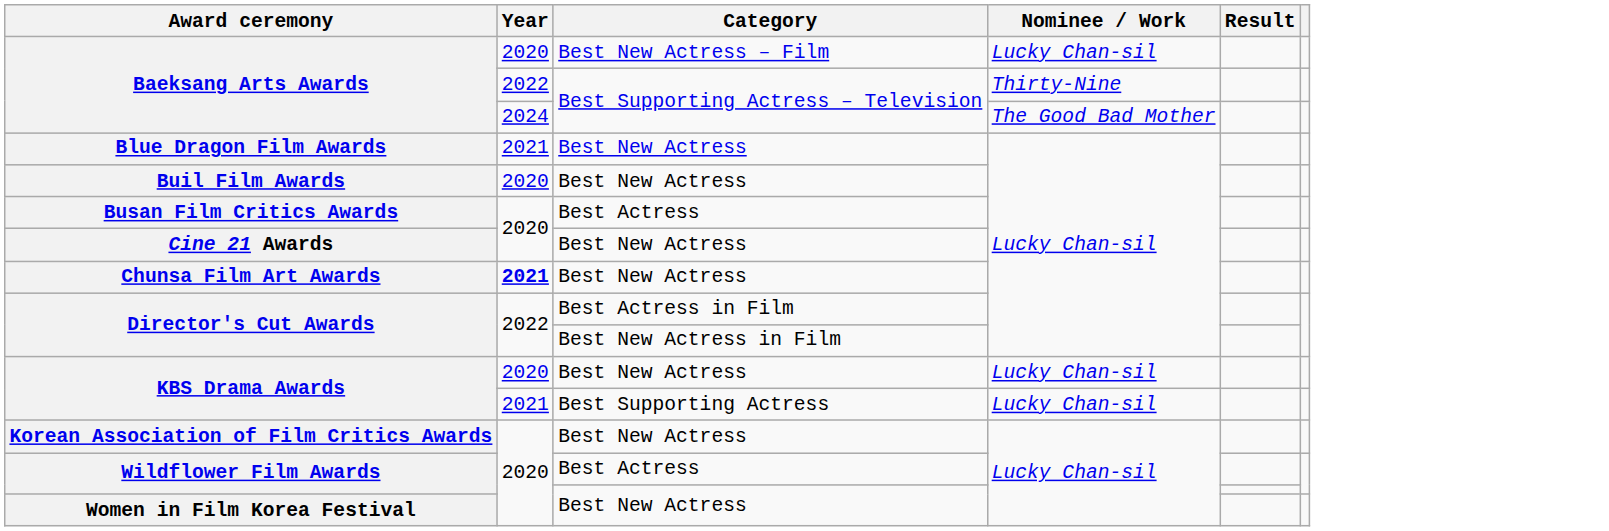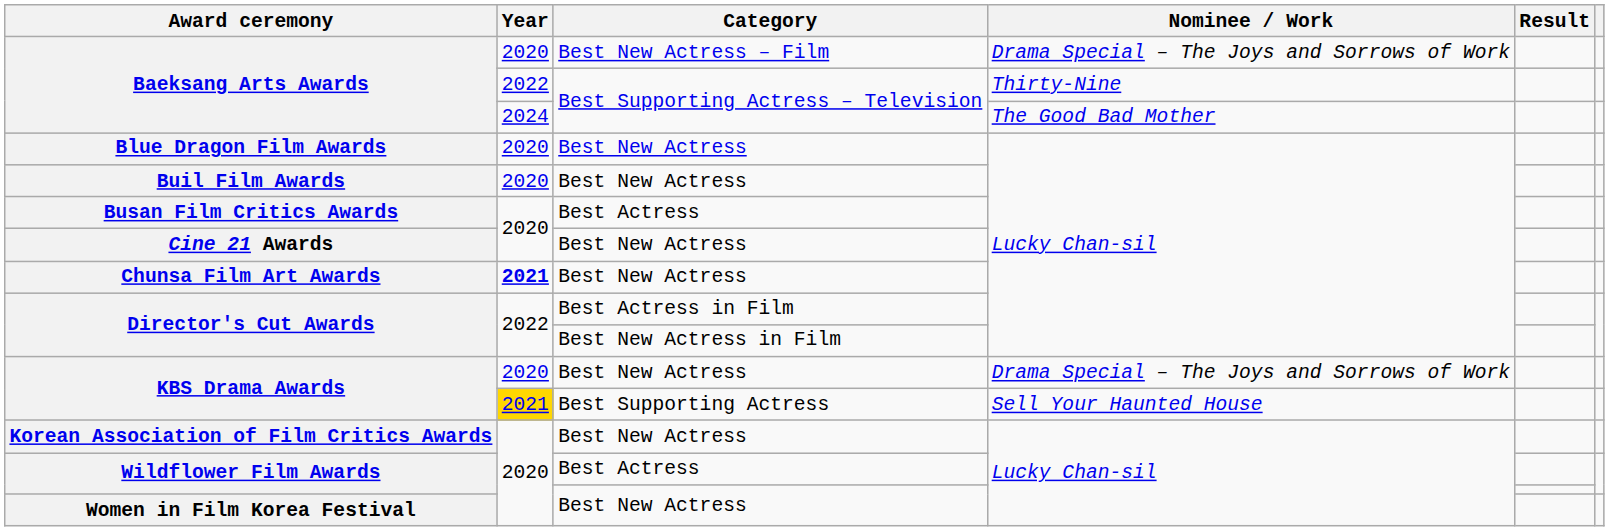(1074, 53) Lucky Chan-sil -> (1251, 53) Drama Special – The Joys and Sorrows of Work
(525, 149) 2021 -> (525, 149) 2020
(1074, 373) Lucky Chan-sil -> (1251, 373) Drama Special – The Joys and Sorrows of Work
(525, 405) no background -> (525, 405) gold background
(1074, 405) Lucky Chan-sil -> (1127, 405) Sell Your Haunted House
